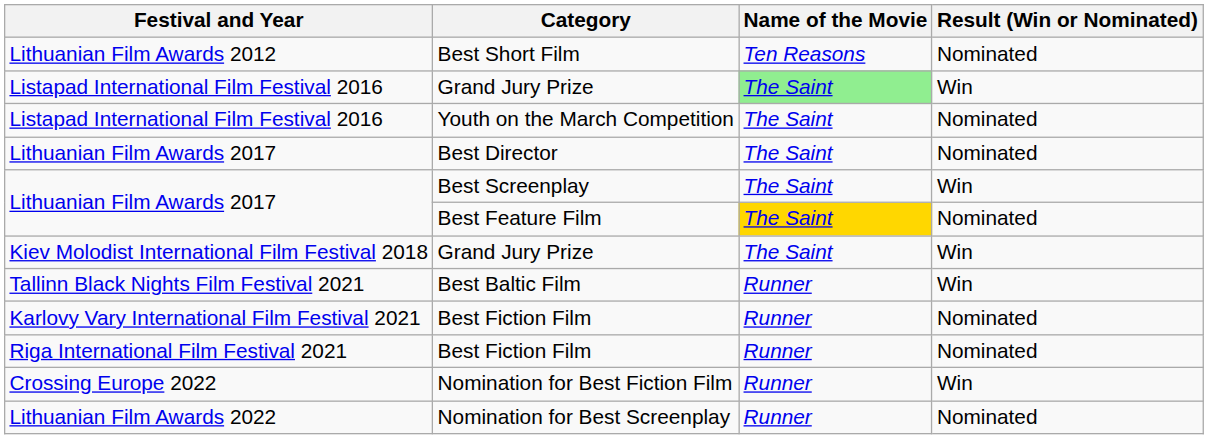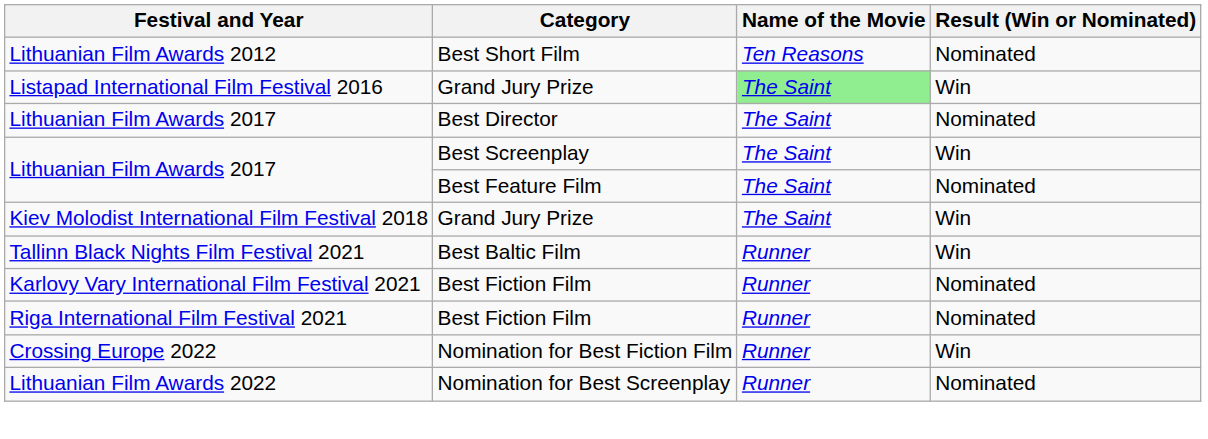- row: (196, 119)
(788, 218) gold background -> (786, 185) no background
